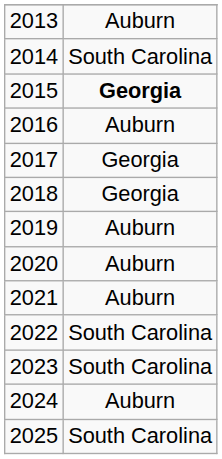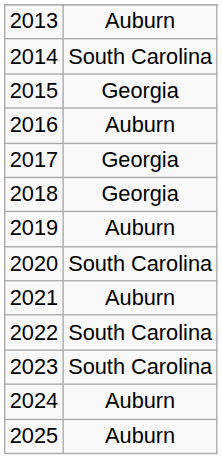(140, 90) bold -> (140, 90) normal
(140, 263) Auburn -> (140, 263) South Carolina
(140, 435) South Carolina -> (140, 435) Auburn
